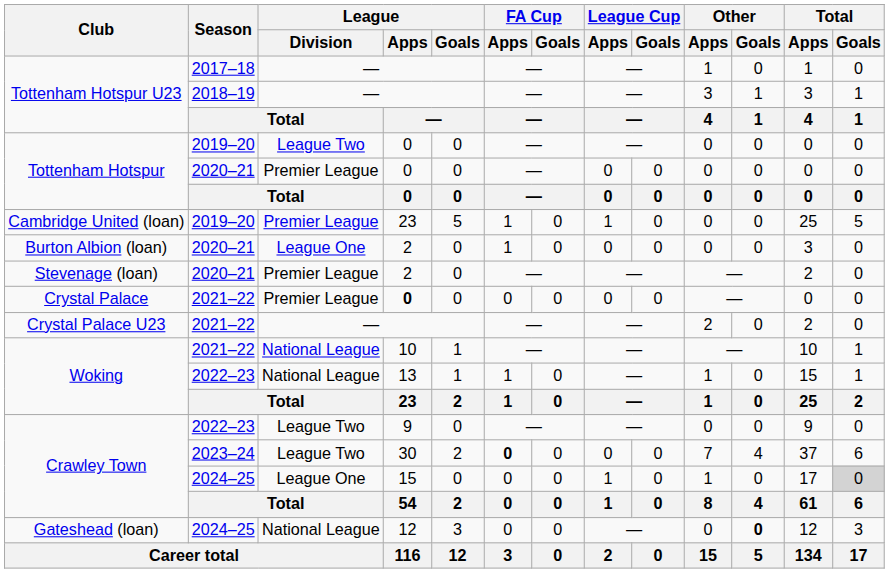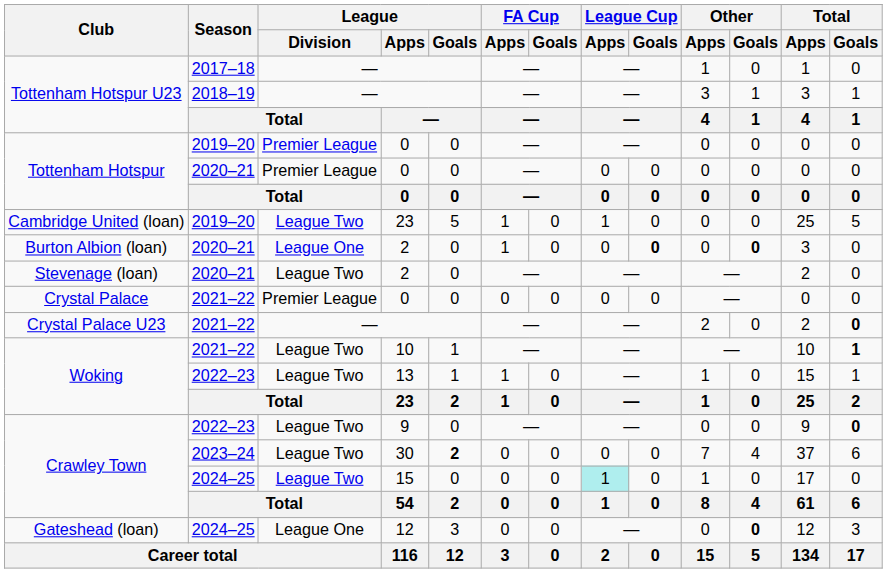(321, 145) League Two -> (320, 145) Premier League
(321, 222) Premier League -> (320, 222) League Two
(658, 247) normal -> (655, 247) bold
(758, 247) normal -> (755, 247) bold
(321, 273) Premier League -> (320, 273) League Two
(407, 299) bold -> (405, 299) normal
(858, 324) normal -> (856, 324) bold
(321, 350) National League -> (320, 350) League Two
(858, 350) normal -> (856, 350) bold
(321, 376) National League -> (320, 376) League Two
(858, 427) normal -> (856, 427) bold
(458, 453) normal -> (455, 453) bold
(508, 453) bold -> (505, 453) normal
(321, 478) League One -> (320, 478) League Two
(608, 478) no background -> (605, 478) paleturquoise background
(858, 478) lightgrey background -> (856, 478) no background
(321, 529) National League -> (320, 529) League One
